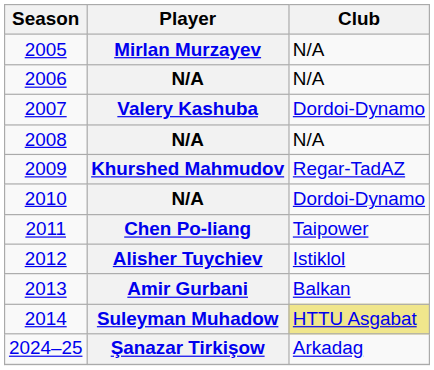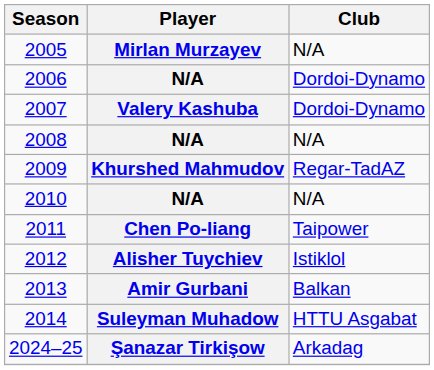(309, 79) N/A -> (359, 79) Dordoi-Dynamo
(359, 199) Dordoi-Dynamo -> (309, 199) N/A
(355, 318) khaki background -> (355, 318) no background
